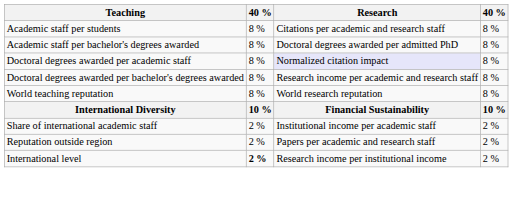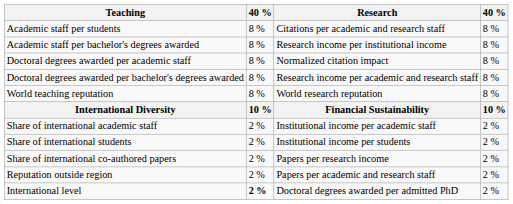(367, 45) Doctoral degrees awarded per admitted PhD -> (361, 45) Research income per institutional income
(332, 61) lavender background -> (332, 61) no background
+ row: (69, 142)
+ row: (91, 158)
(361, 158) Research income per institutional income -> (367, 191) Doctoral degrees awarded per admitted PhD
